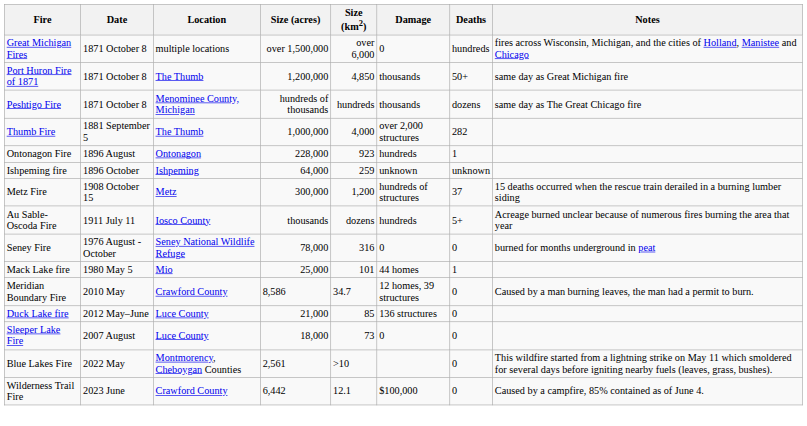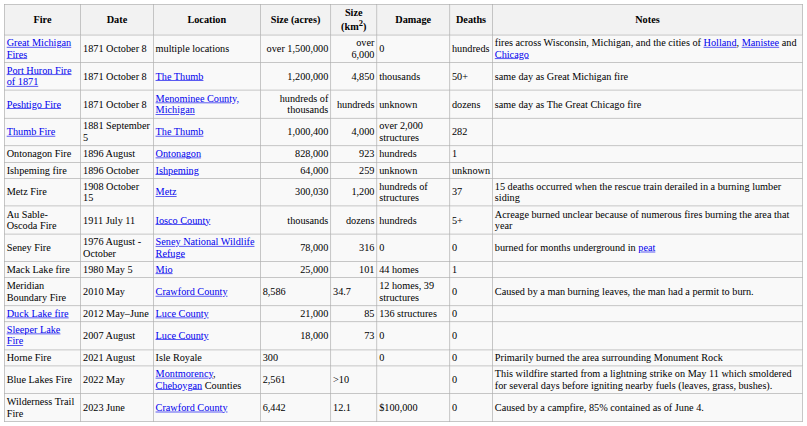(400, 104) thousands -> (398, 104) unknown
(308, 132) 1,000,000 -> (308, 132) 1,000,400
(312, 154) 228,000 -> (312, 154) 828,000
(312, 192) 300,000 -> (312, 192) 300,030
+ row: (29, 357)
